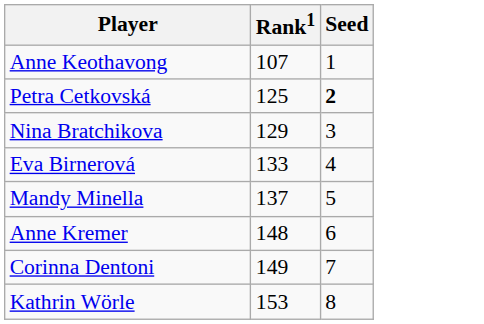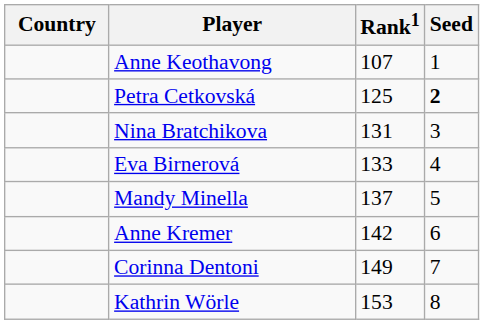+ column: (57, 24)
(272, 130) 129 -> (377, 130) 131
(272, 233) 148 -> (377, 233) 142
